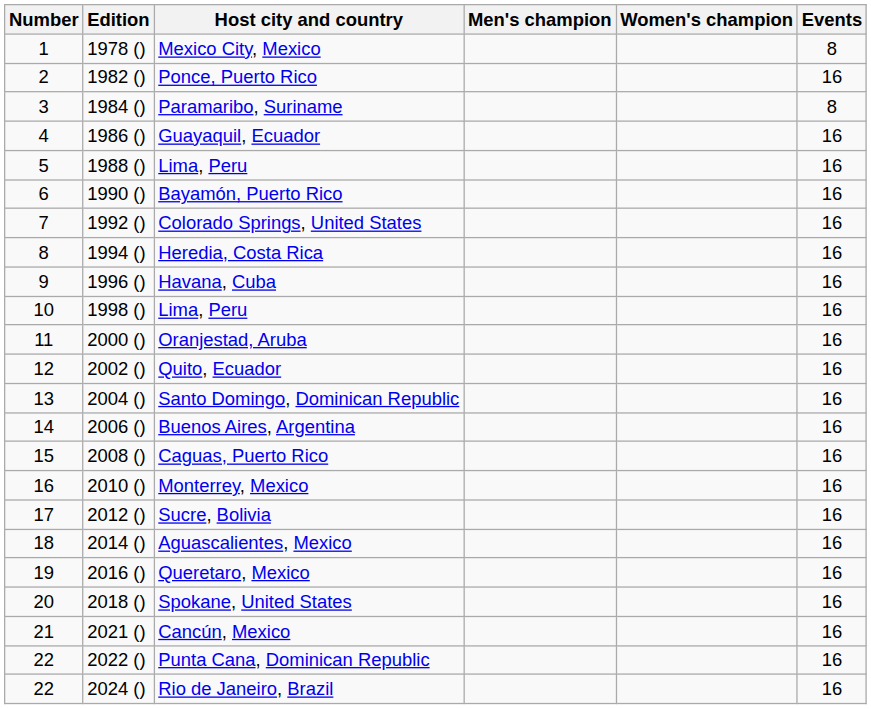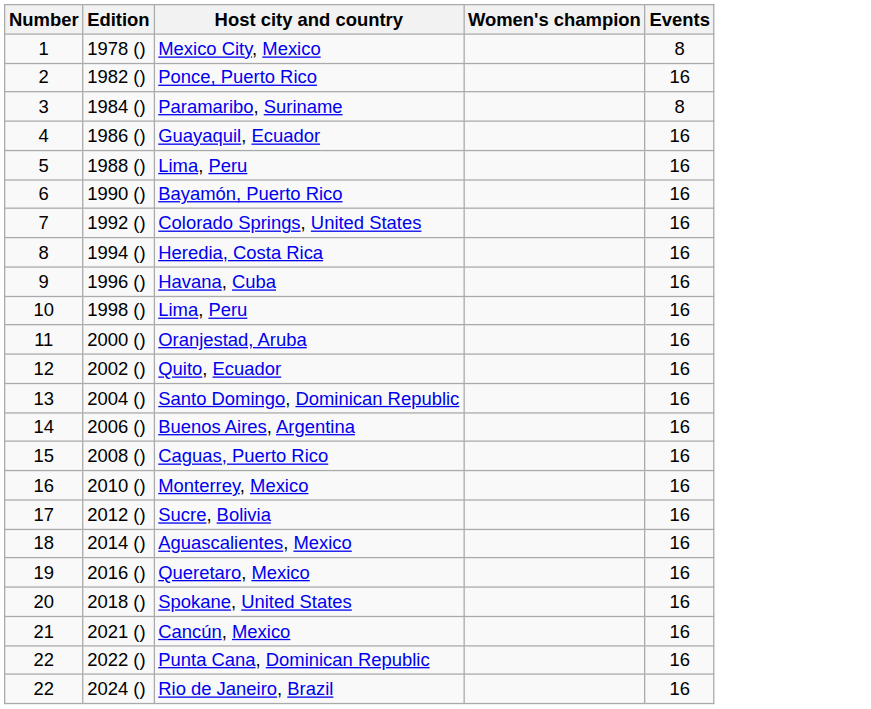- column: (540, 20)
